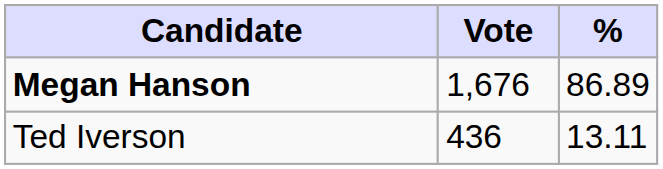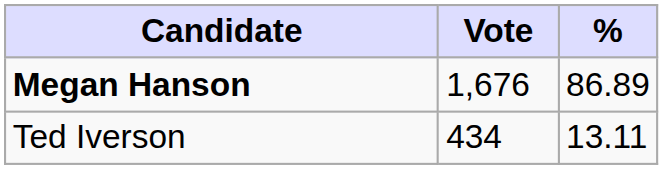(474, 137) 436 -> (474, 137) 434
